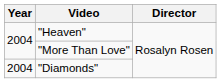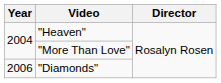(20, 68) 2004 -> (20, 68) 2006
